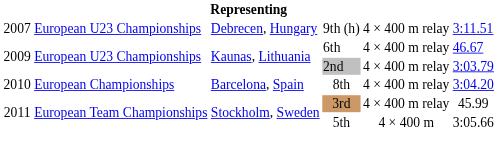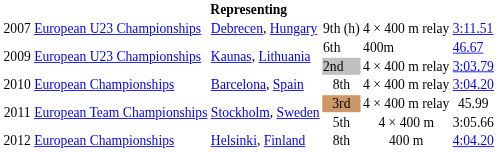(406, 47) 4 × 400 m relay -> (379, 47) 400m
+ row: (17, 141)
